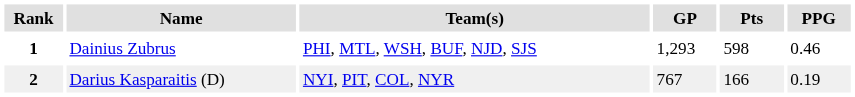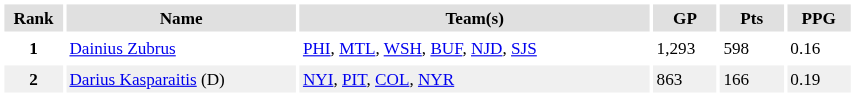(805, 48) 0.46 -> (805, 48) 0.16
(669, 78) 767 -> (669, 78) 863
